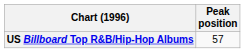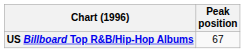(218, 39) 57 -> (218, 39) 67
